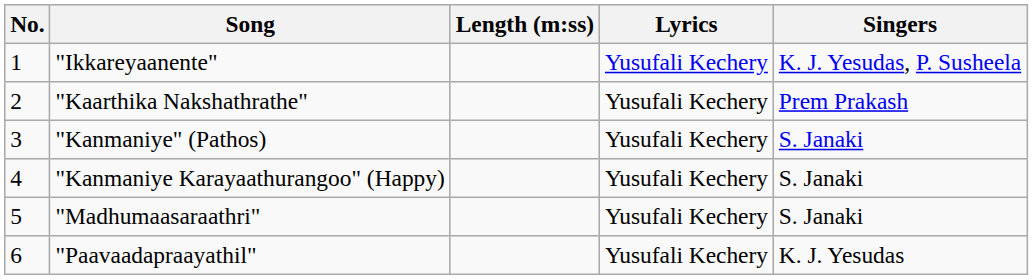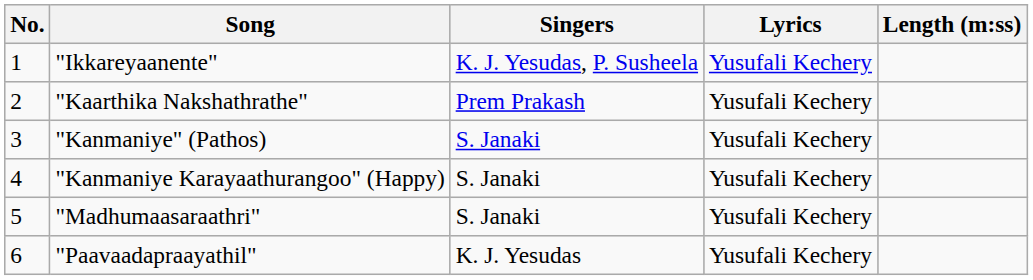columns swapped: (900, 23) <-> (525, 23)
